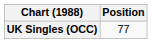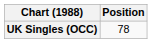(123, 30) 77 -> (123, 30) 78
